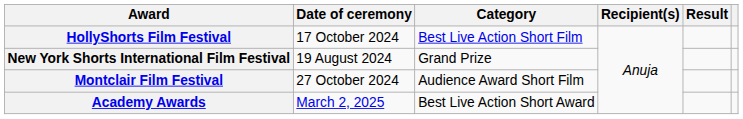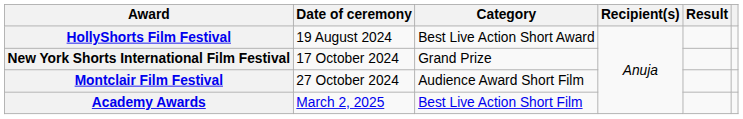(348, 37) 17 October 2024 -> (344, 37) 19 August 2024
(500, 37) Best Live Action Short Film -> (506, 37) Best Live Action Short Award
(344, 59) 19 August 2024 -> (348, 59) 17 October 2024
(506, 102) Best Live Action Short Award -> (500, 102) Best Live Action Short Film
